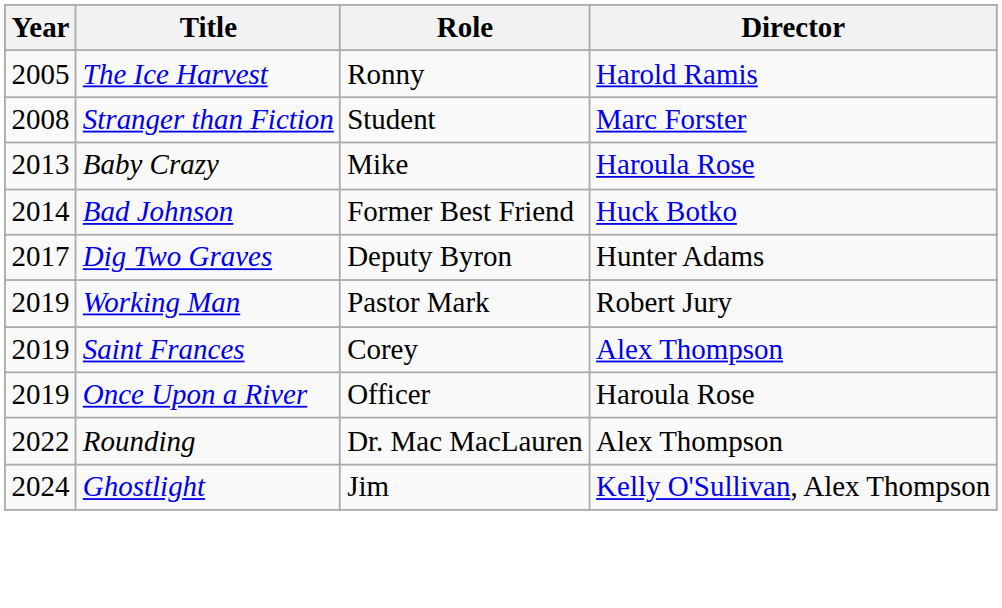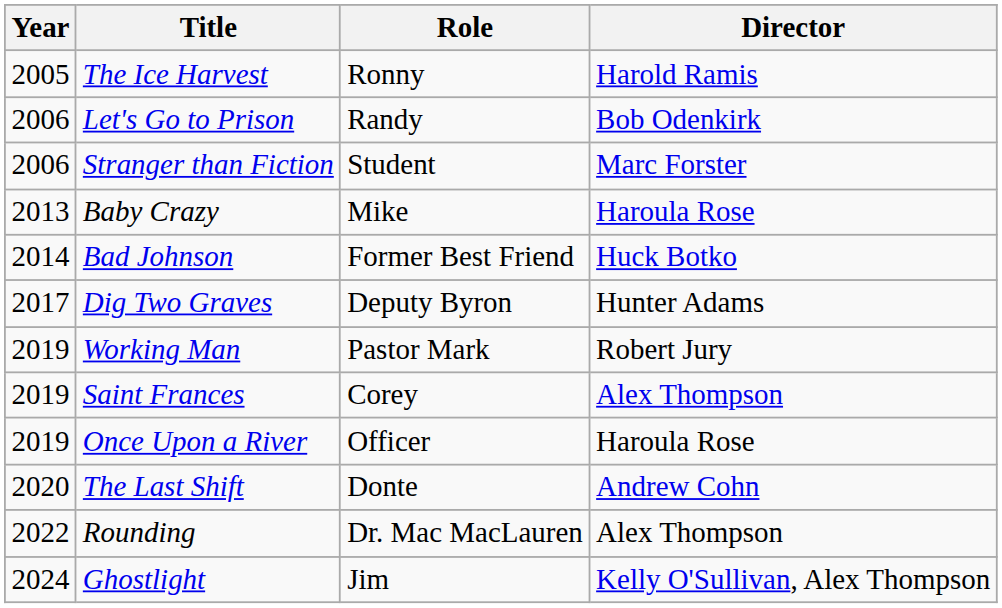+ row: (189, 119)
(41, 119) 2008 -> (41, 165) 2006
+ row: (163, 486)
